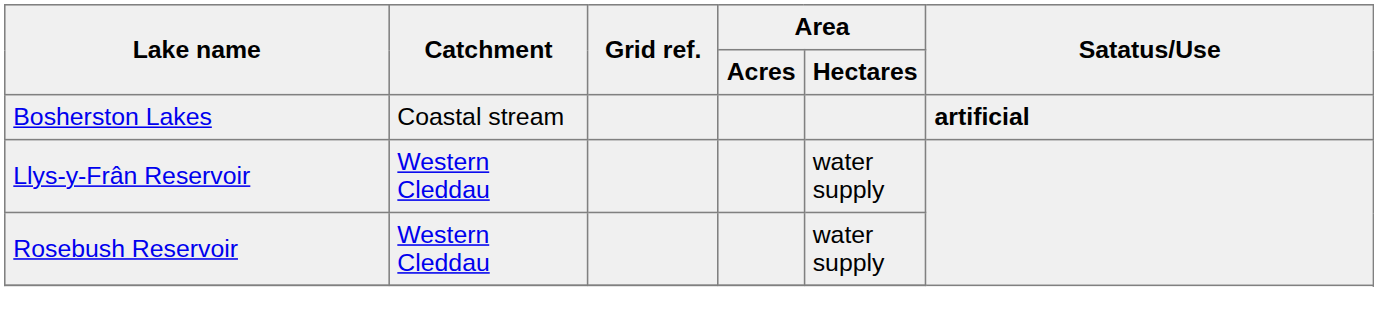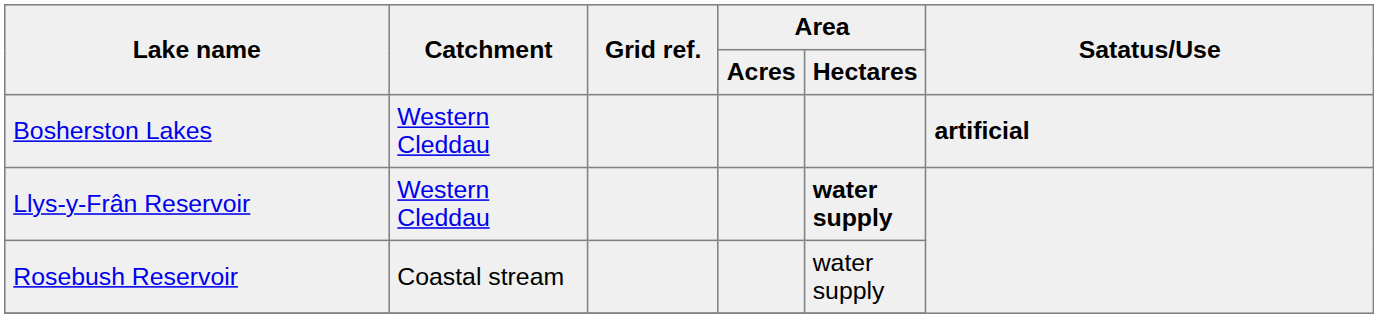(481, 116) Coastal stream -> (444, 130) Western Cleddau
(849, 175) normal -> (853, 203) bold
(444, 248) Western Cleddau -> (481, 276) Coastal stream
